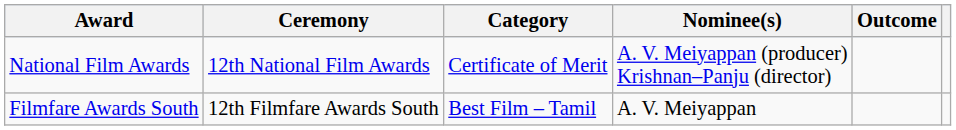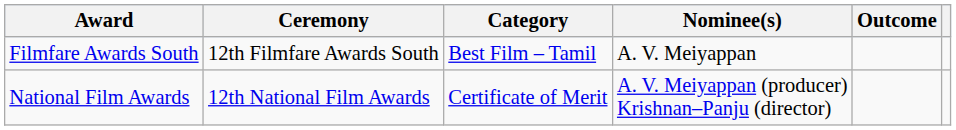rows swapped: (99, 64) <-> (104, 108)
